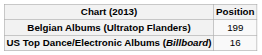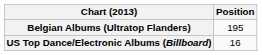(235, 27) 199 -> (235, 27) 195
